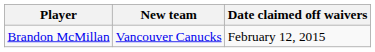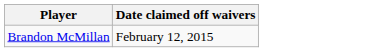- column: (169, 15)
